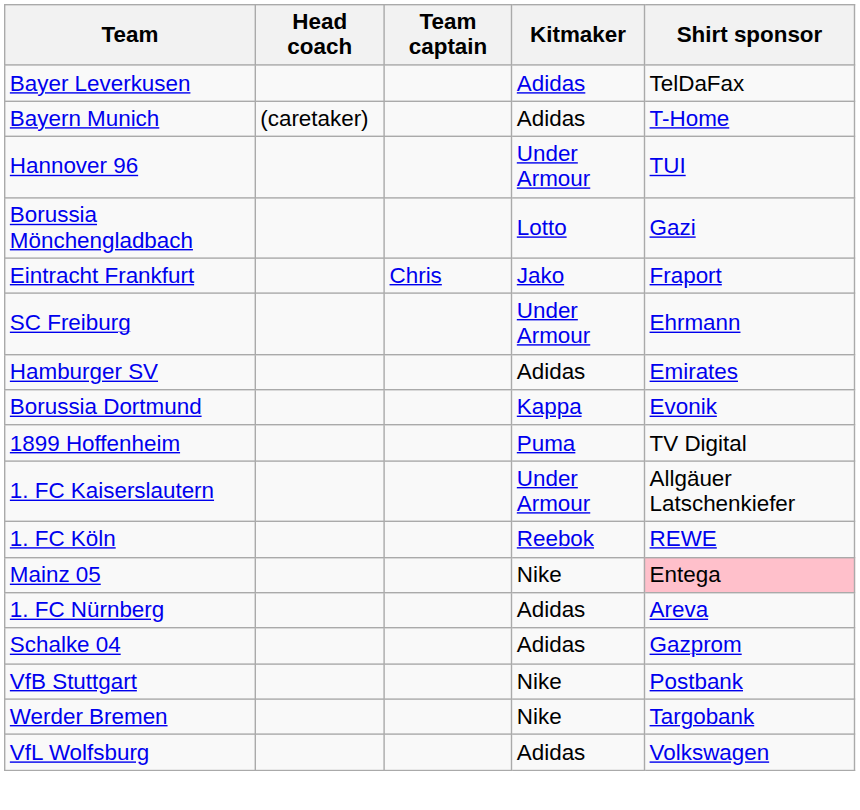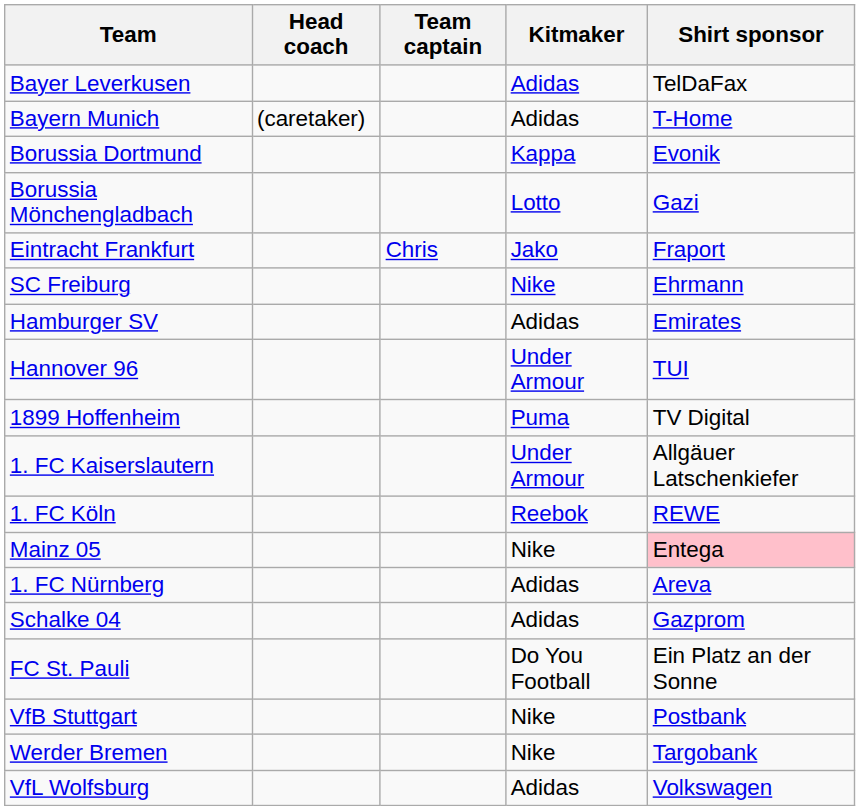rows swapped: (106, 407) <-> (74, 166)
(554, 323) Under Armour -> (533, 285) Nike
+ row: (70, 668)
